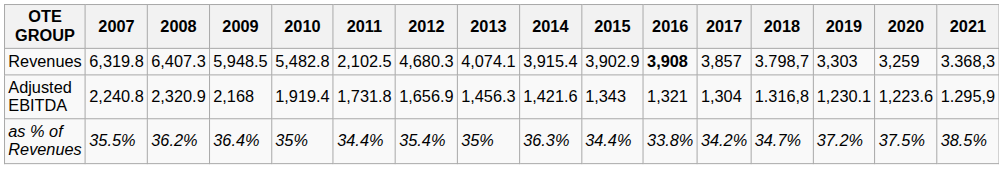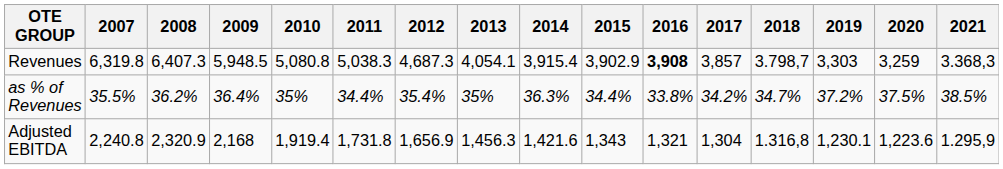(302, 61) 5,482.8 -> (302, 61) 5,080.8
(364, 61) 2,102.5 -> (364, 61) 5,038.3
(426, 61) 4,680.3 -> (426, 61) 4,687.3
(488, 61) 4,074.1 -> (488, 61) 4,054.1
rows swapped: (40, 96) <-> (45, 140)
